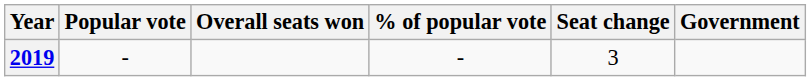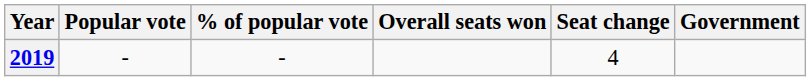columns swapped: (460, 22) <-> (280, 22)
(613, 57) 3 -> (613, 57) 4
